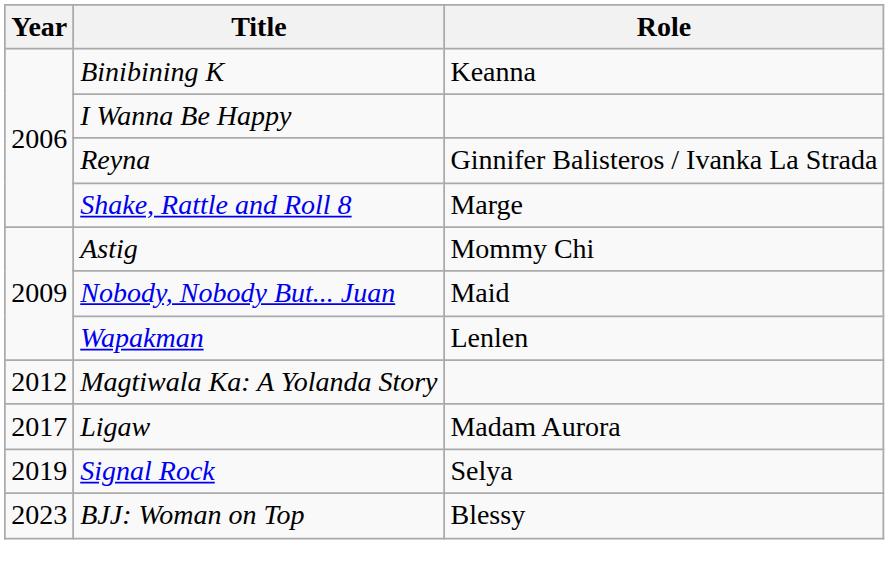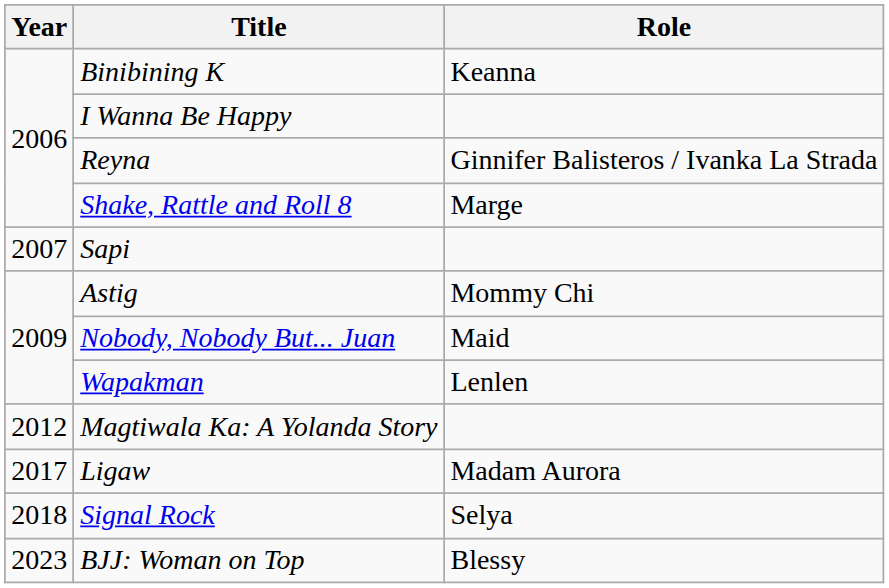+ row: (105, 248)
(39, 470) 2019 -> (39, 515) 2018
